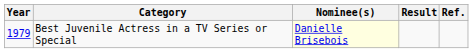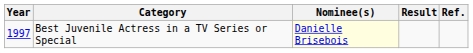(19, 34) 1979 -> (19, 34) 1997
